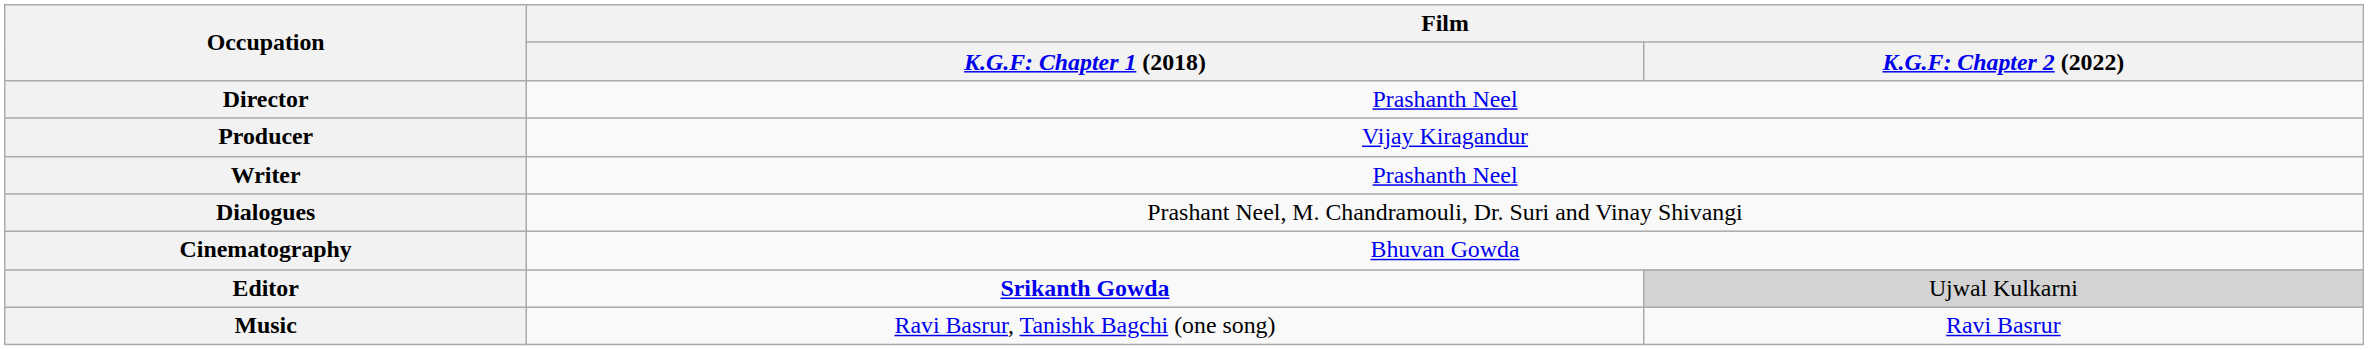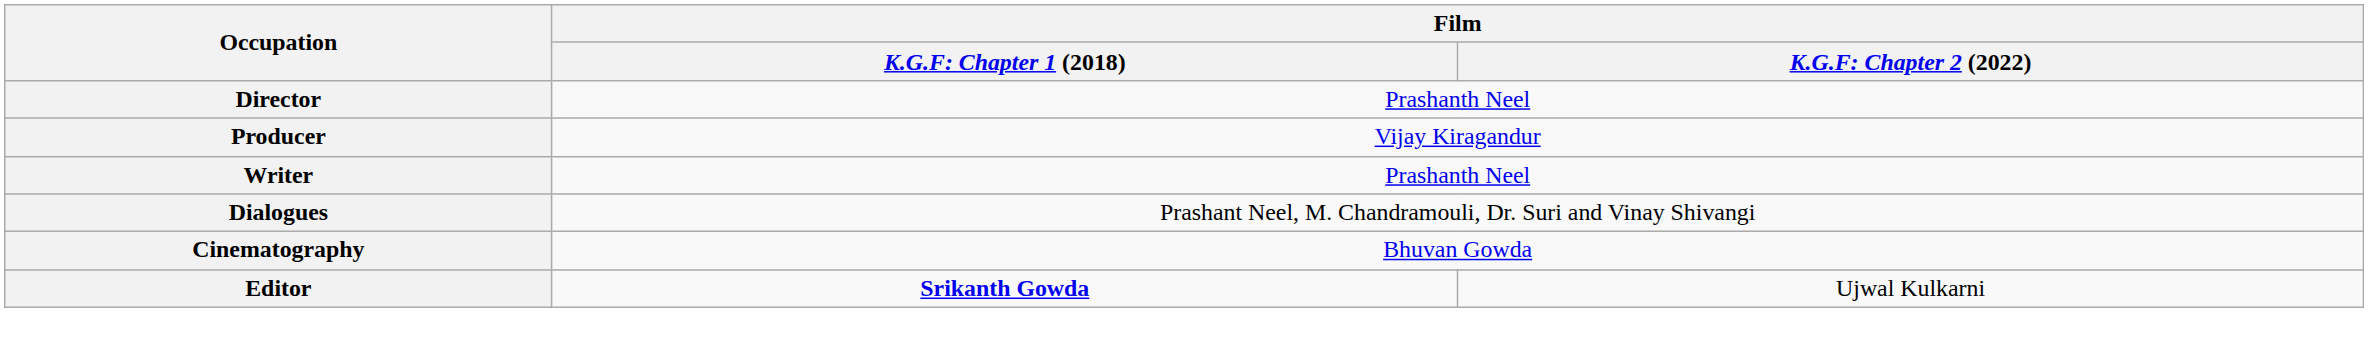(2003, 288) lightgrey background -> (1911, 288) no background
- row: (266, 325)
